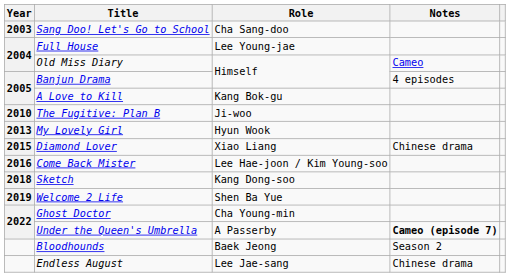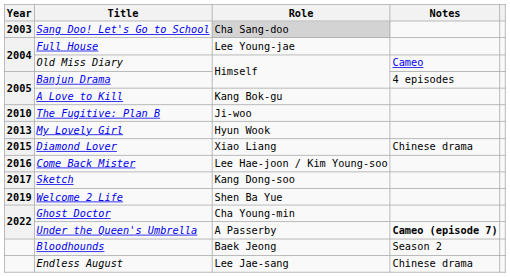(252, 30) no background -> (252, 30) lightgrey background
(19, 180) 2018 -> (19, 180) 2017
